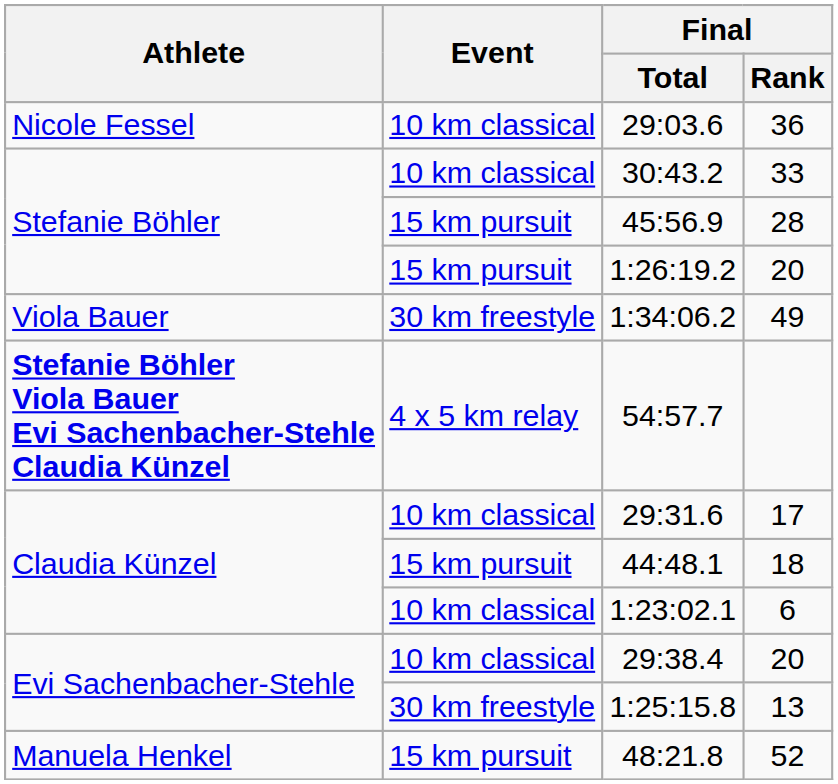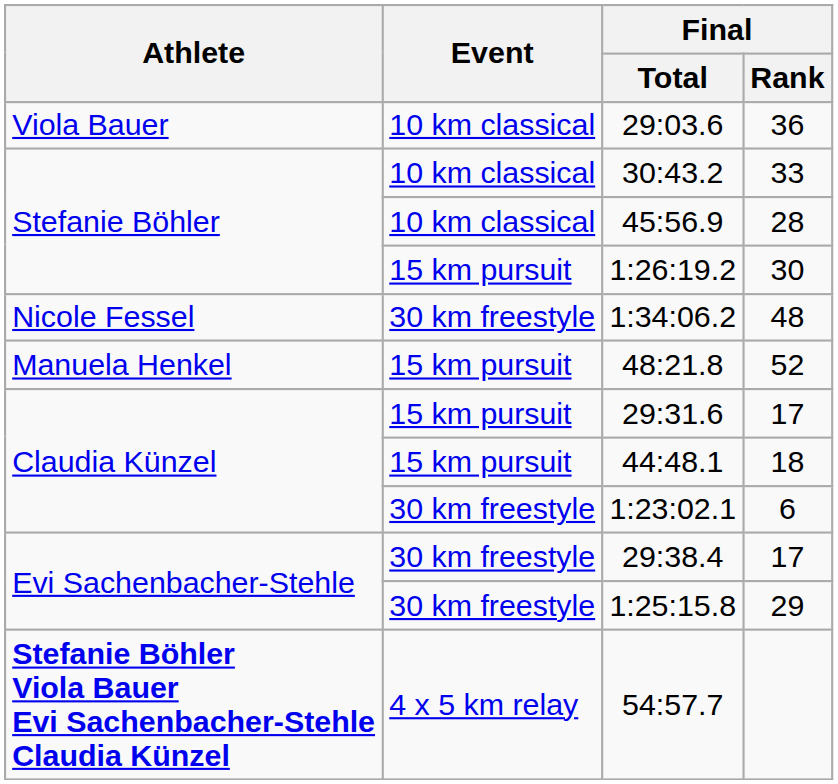(103, 125) Nicole Fessel -> (90, 125) Viola Bauer
(480, 221) 15 km pursuit -> (492, 221) 10 km classical
(787, 269) 20 -> (787, 269) 30
(90, 317) Viola Bauer -> (103, 317) Nicole Fessel
(787, 317) 49 -> (787, 317) 48
rows swapped: (673, 755) <-> (673, 416)
(492, 515) 10 km classical -> (480, 413) 15 km pursuit
(492, 611) 10 km classical -> (492, 509) 30 km freestyle
(492, 659) 10 km classical -> (492, 557) 30 km freestyle
(787, 659) 20 -> (787, 557) 17
(787, 707) 13 -> (787, 605) 29
